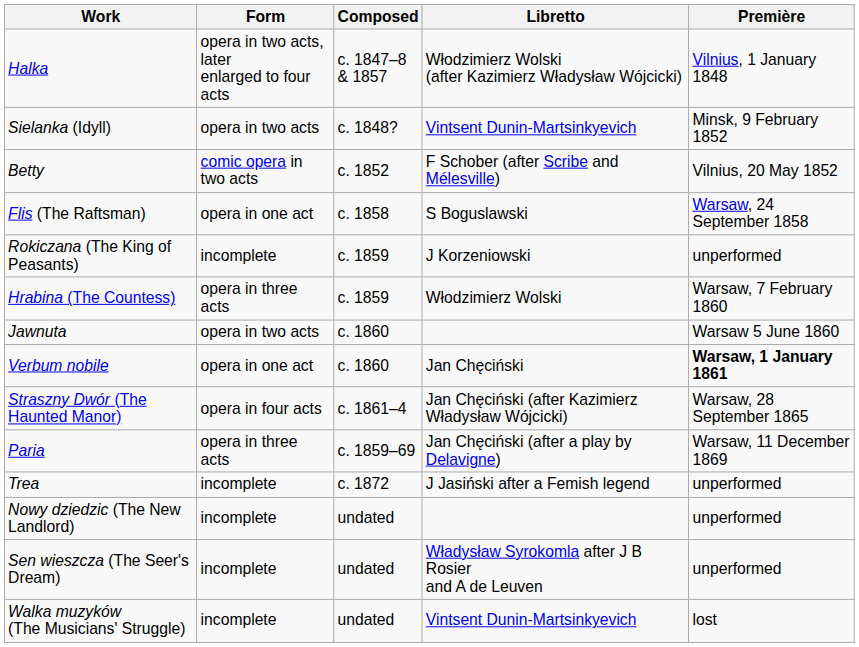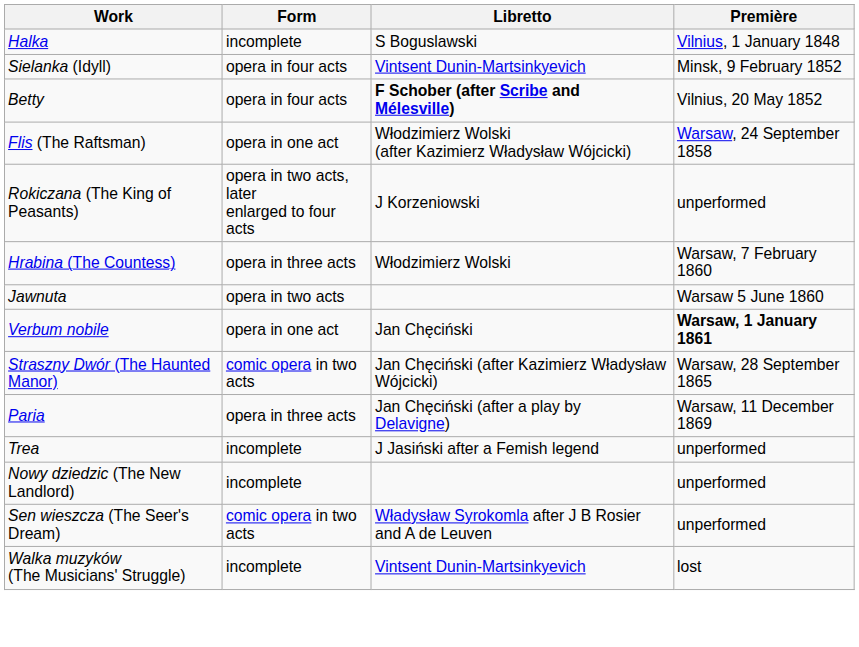- column: (378, 16)
(262, 68) opera in two acts, later enlarged to four acts -> (264, 41) incomplete
(554, 68) Włodzimierz Wolski (after Kazimierz Władysław Wójcicki) -> (426, 41) S Boguslawski
(260, 128) opera in two acts -> (287, 66) opera in four acts
(252, 170) comic opera in two acts -> (287, 100) opera in four acts
(522, 170) normal -> (477, 100) bold
(477, 213) S Boguslawski -> (503, 142) Włodzimierz Wolski (after Kazimierz Władysław Wójcicki)
(239, 255) incomplete -> (287, 203) opera in two acts, later enlarged to four acts
(261, 408) opera in four acts -> (291, 373) comic opera in two acts
(239, 569) incomplete -> (291, 525) comic opera in two acts
